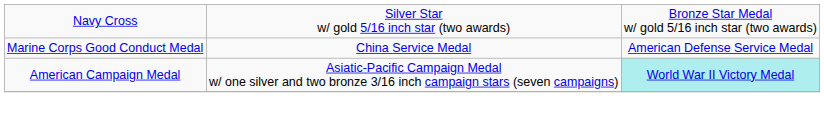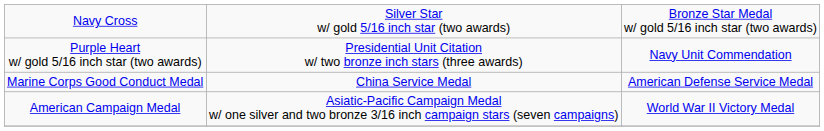+ row: (105, 55)
(721, 75) paleturquoise background -> (721, 108) no background
